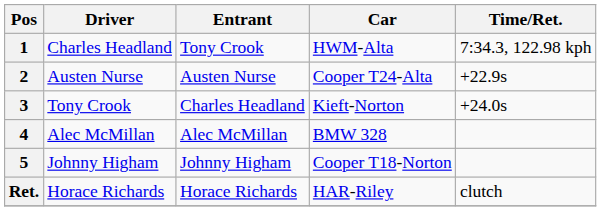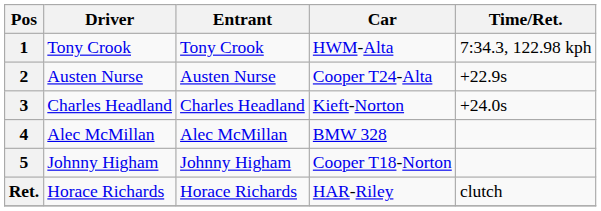(110, 47) Charles Headland -> (89, 47) Tony Crook
(89, 105) Tony Crook -> (110, 105) Charles Headland
